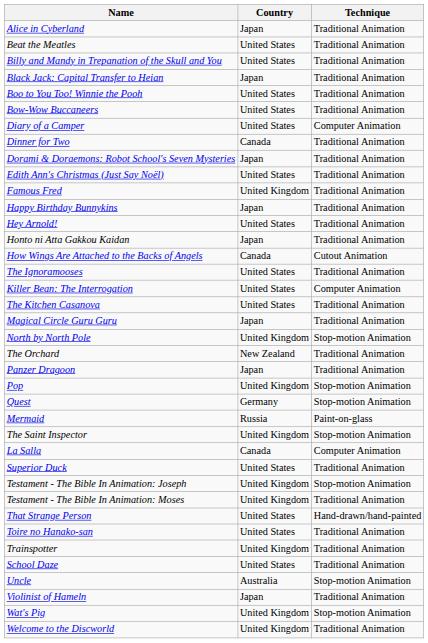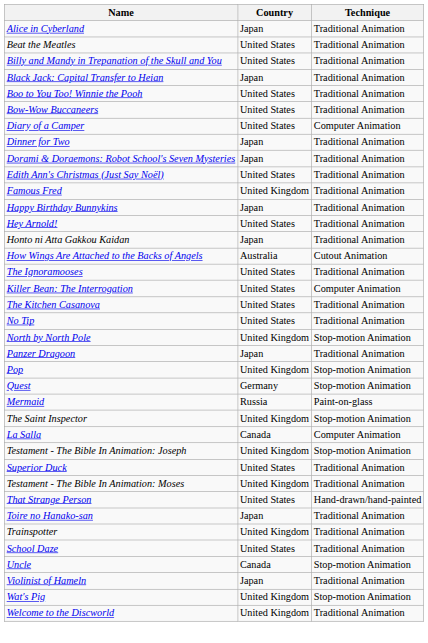(255, 142) Canada -> (252, 142) Japan
(255, 256) Canada -> (259, 256) Australia
- row: (62, 321)
+ row: (20, 321)
- row: (33, 353)
rows swapped: (37, 467) <-> (97, 483)
(267, 532) United States -> (252, 516) Japan
(259, 581) Australia -> (255, 564) Canada
